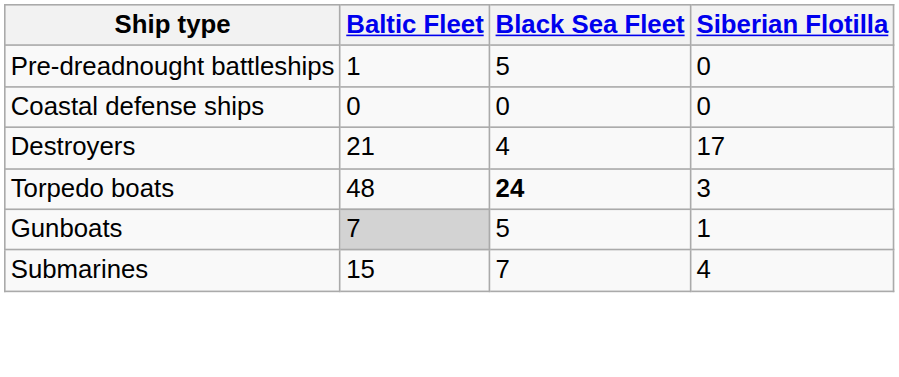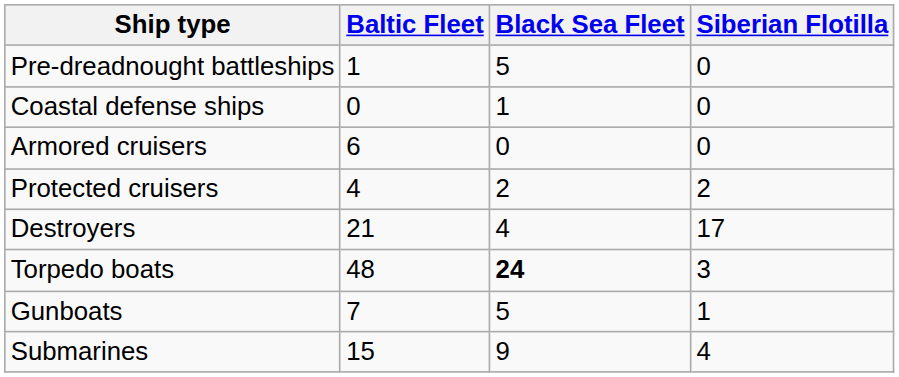(503, 106) 0 -> (503, 106) 1
+ row: (109, 147)
+ row: (115, 188)
(353, 229) lightgrey background -> (353, 310) no background
(503, 270) 7 -> (503, 351) 9
